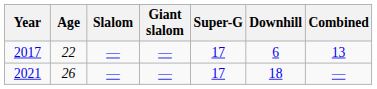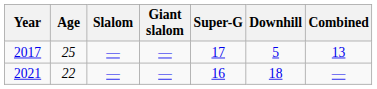(69, 52) 22 -> (69, 52) 25
(276, 52) 6 -> (276, 52) 5
(69, 73) 26 -> (69, 73) 22
(218, 73) 17 -> (218, 73) 16
